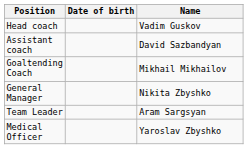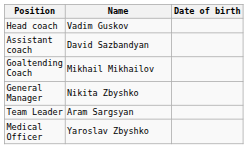columns swapped: (190, 12) <-> (101, 12)
